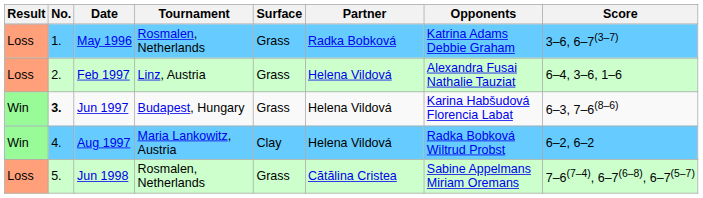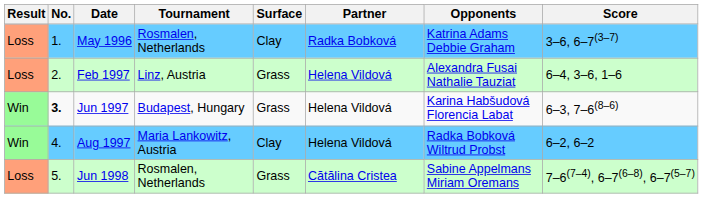(273, 41) Grass -> (269, 41) Clay
